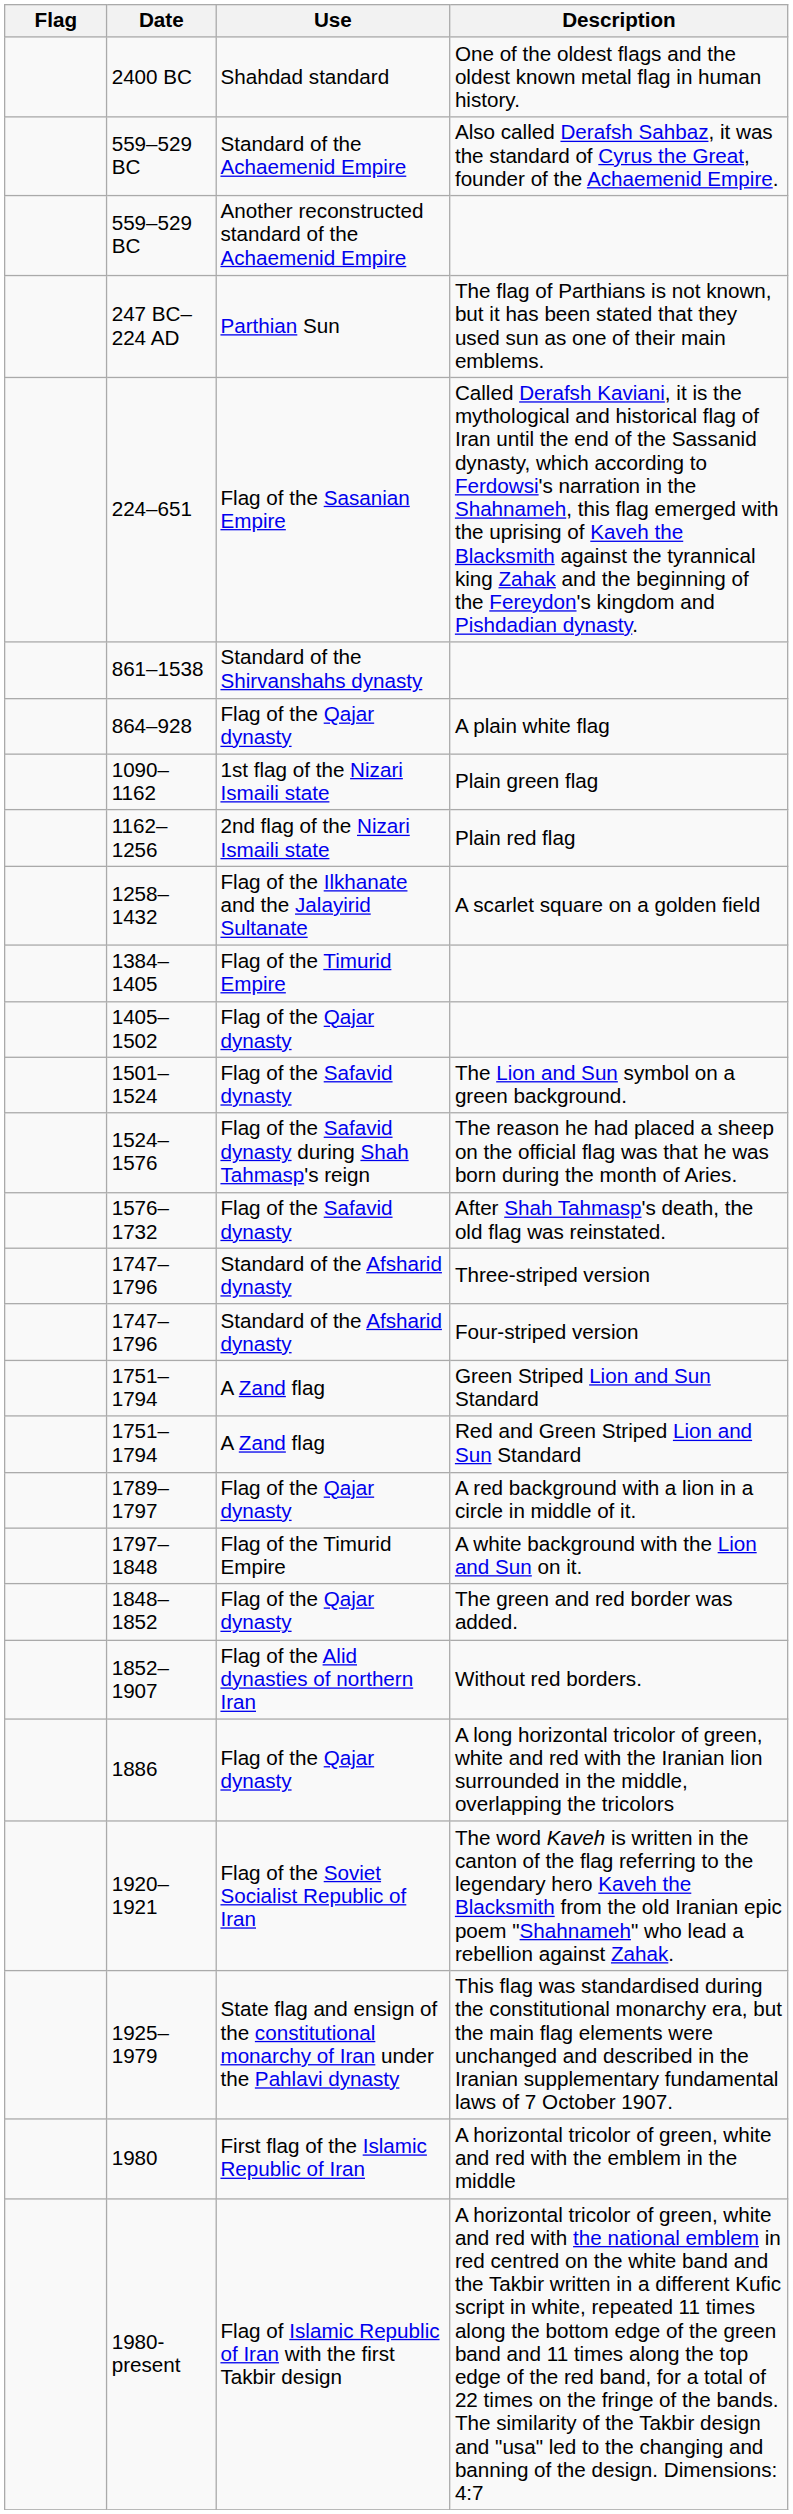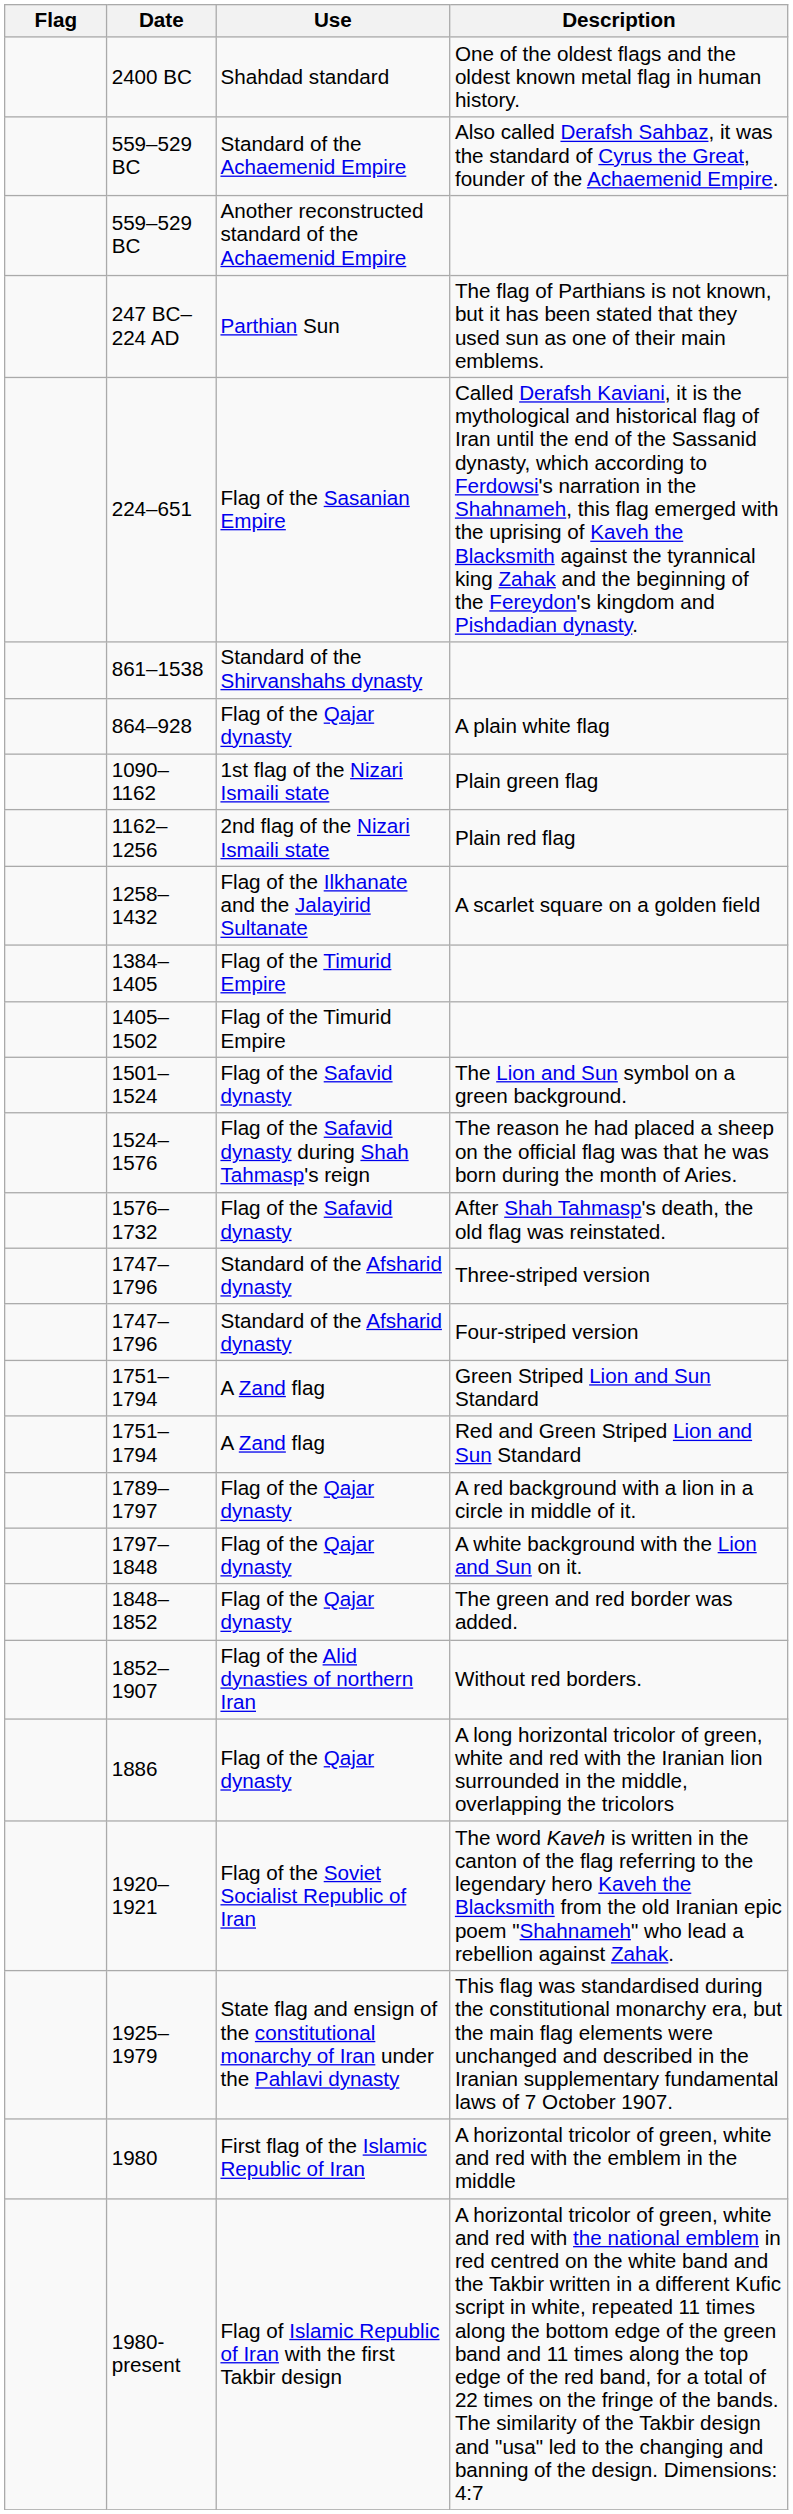(297, 1029) Flag of the Qajar dynasty -> (306, 1029) Flag of the Timurid Empire
(306, 1555) Flag of the Timurid Empire -> (297, 1555) Flag of the Qajar dynasty
